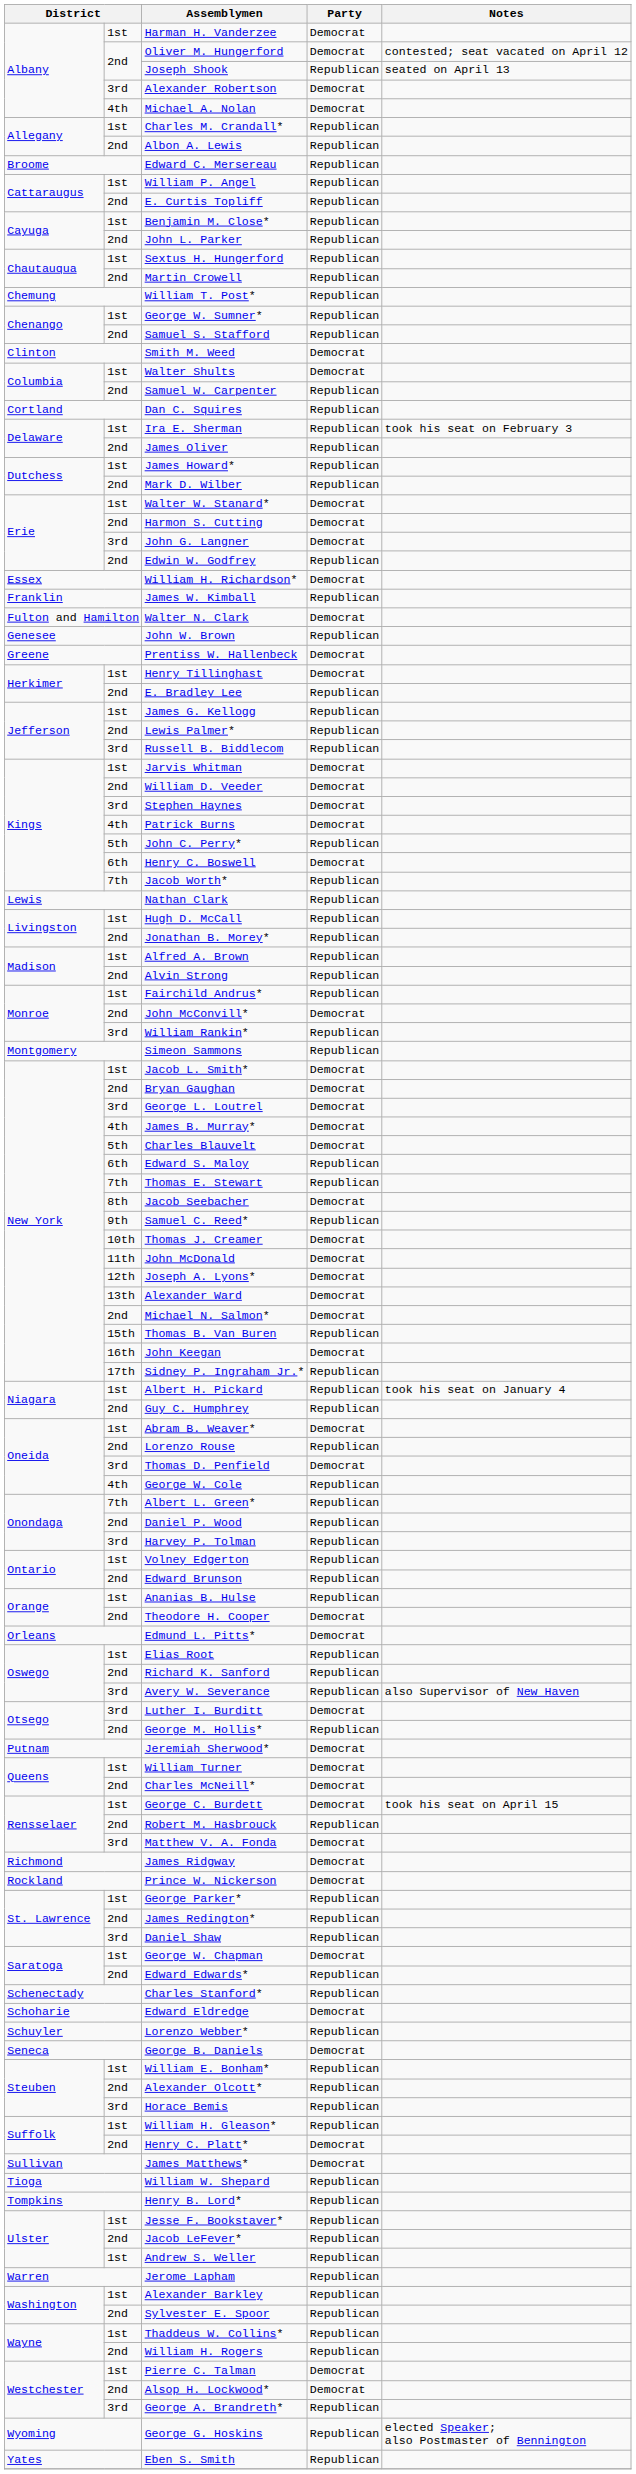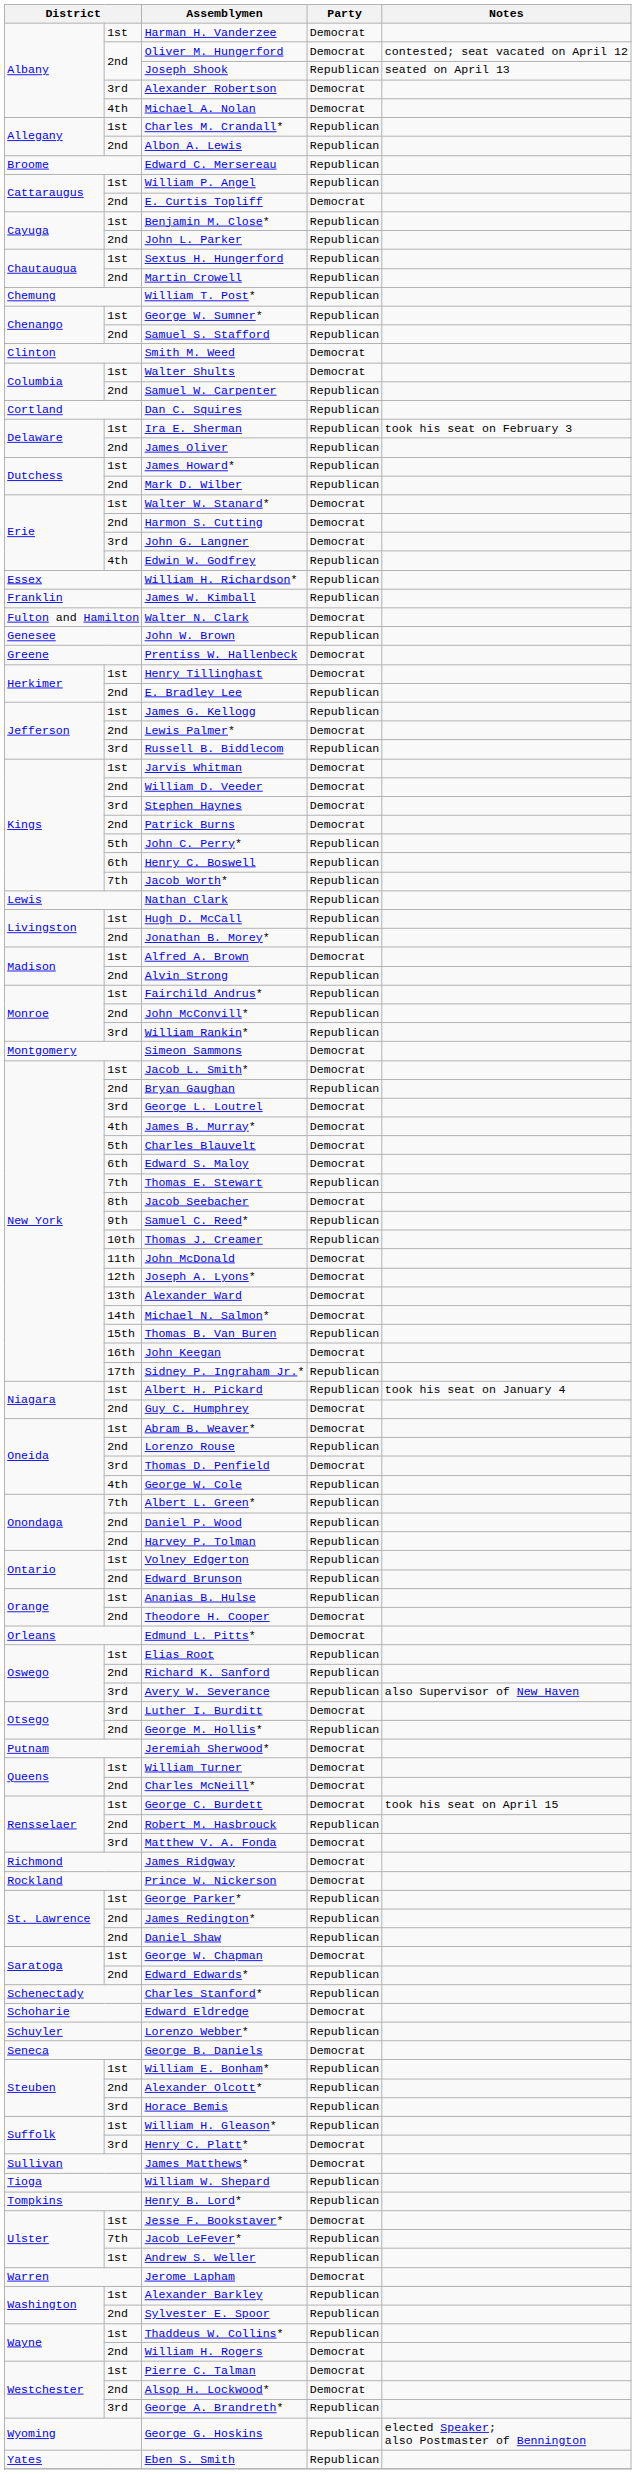(345, 202) Republican -> (338, 202) Democrat
(118, 561) 2nd -> (118, 561) 4th
(338, 580) Democrat -> (345, 580) Republican
(345, 730) Republican -> (338, 730) Democrat
(118, 825) 4th -> (118, 825) 2nd
(338, 862) Democrat -> (345, 862) Republican
(345, 957) Republican -> (338, 957) Democrat
(338, 1013) Democrat -> (345, 1013) Republican
(345, 1051) Republican -> (338, 1051) Democrat
(338, 1089) Democrat -> (345, 1089) Republican
(345, 1164) Republican -> (338, 1164) Democrat
(338, 1240) Democrat -> (345, 1240) Republican
(118, 1315) 2nd -> (121, 1315) 14th
(345, 1409) Republican -> (338, 1409) Democrat
(118, 1541) 3rd -> (118, 1541) 2nd
(118, 1937) 3rd -> (118, 1937) 2nd
(118, 2145) 2nd -> (118, 2145) 3rd
(345, 2220) Republican -> (338, 2220) Democrat
(118, 2239) 2nd -> (118, 2239) 7th
(345, 2277) Republican -> (338, 2277) Democrat
(345, 2352) Republican -> (338, 2352) Democrat
